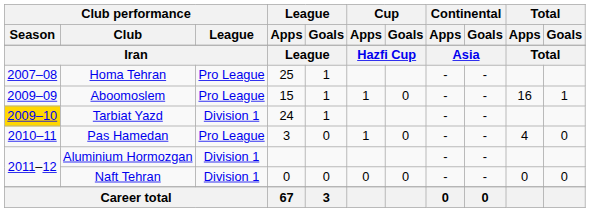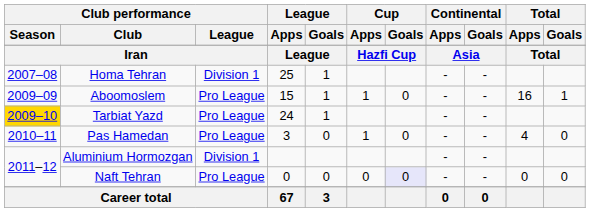(232, 75) Pro League -> (232, 75) Division 1
(232, 116) Division 1 -> (232, 116) Pro League
(232, 177) Division 1 -> (232, 177) Pro League
(406, 177) no background -> (406, 177) lavender background
